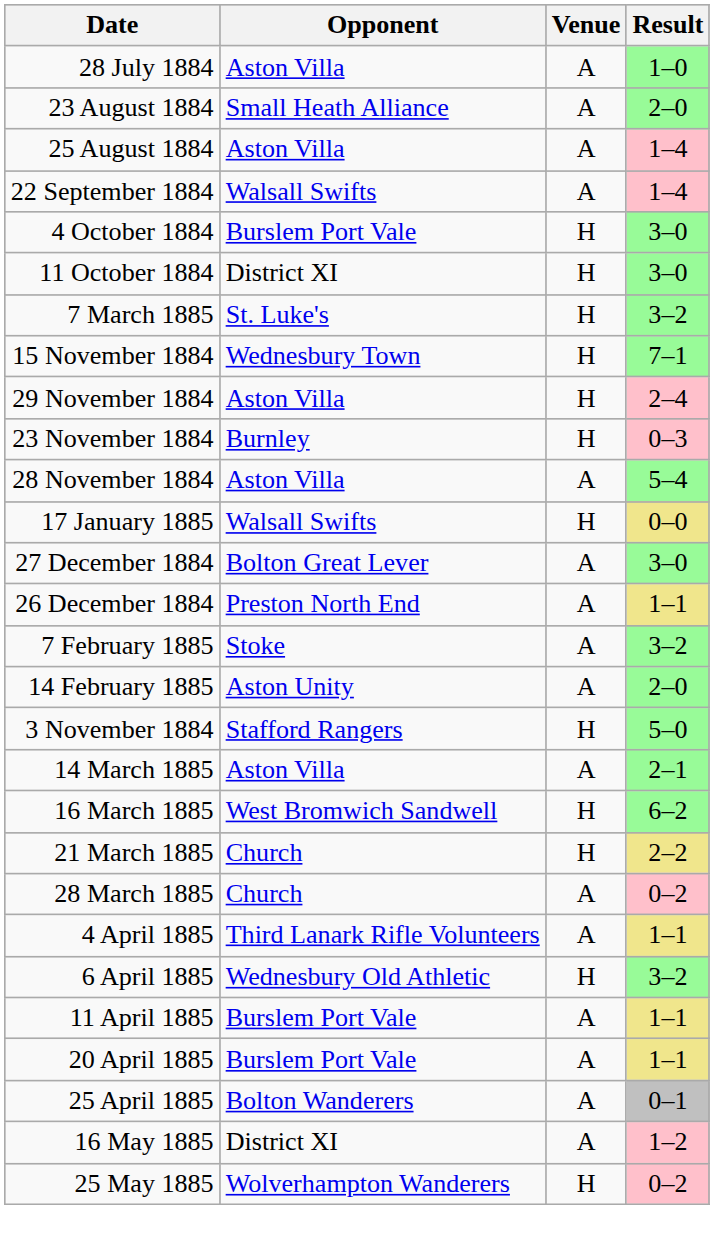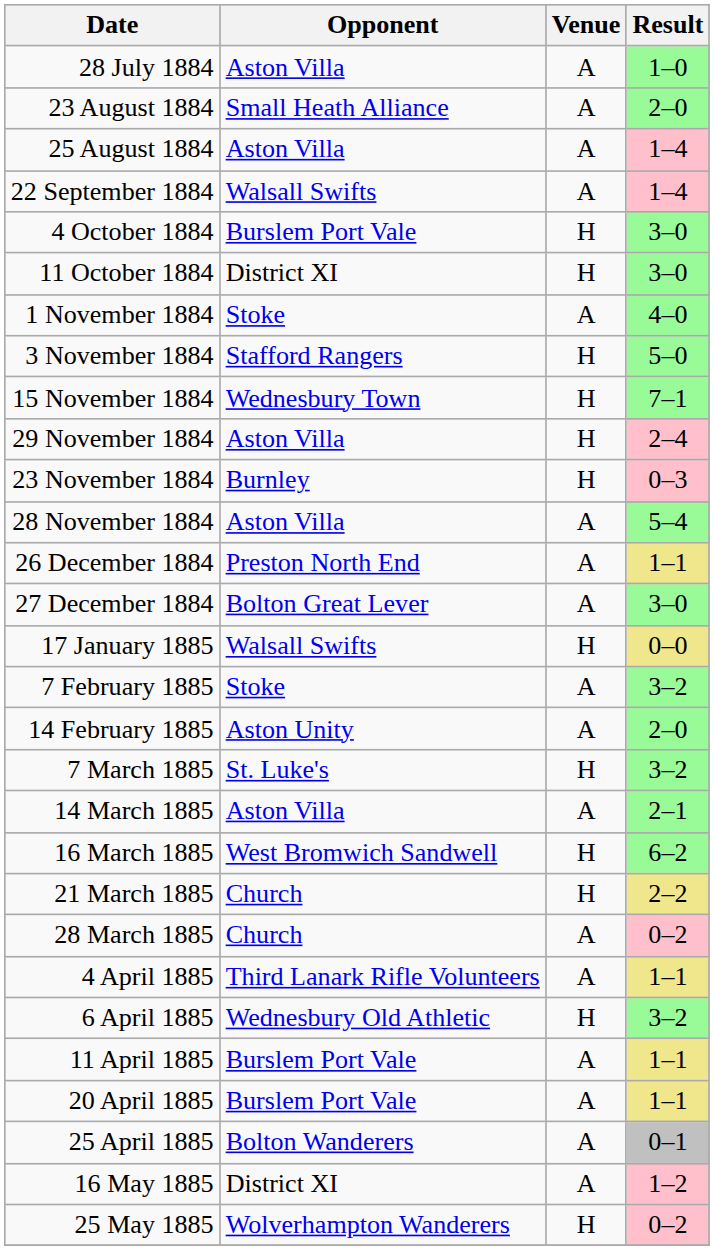+ row: (119, 314)
rows swapped: (119, 728) <-> (140, 314)
rows swapped: (114, 604) <-> (127, 521)
